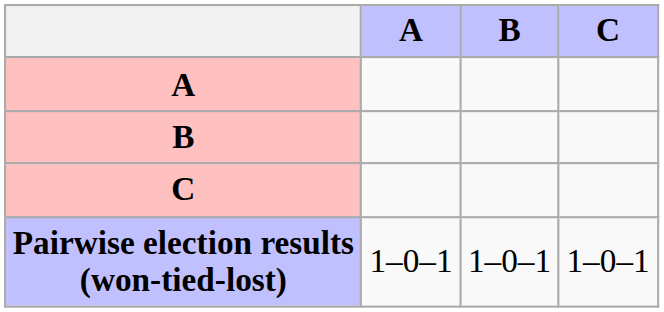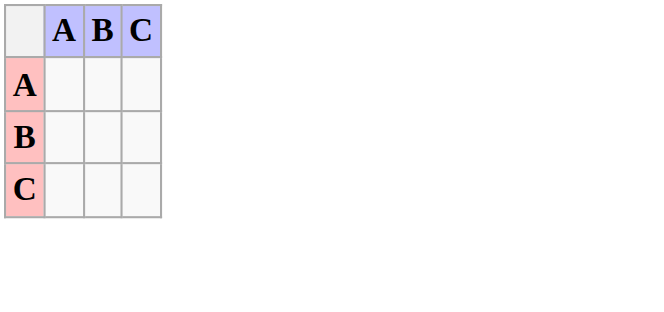- row: (183, 260)
